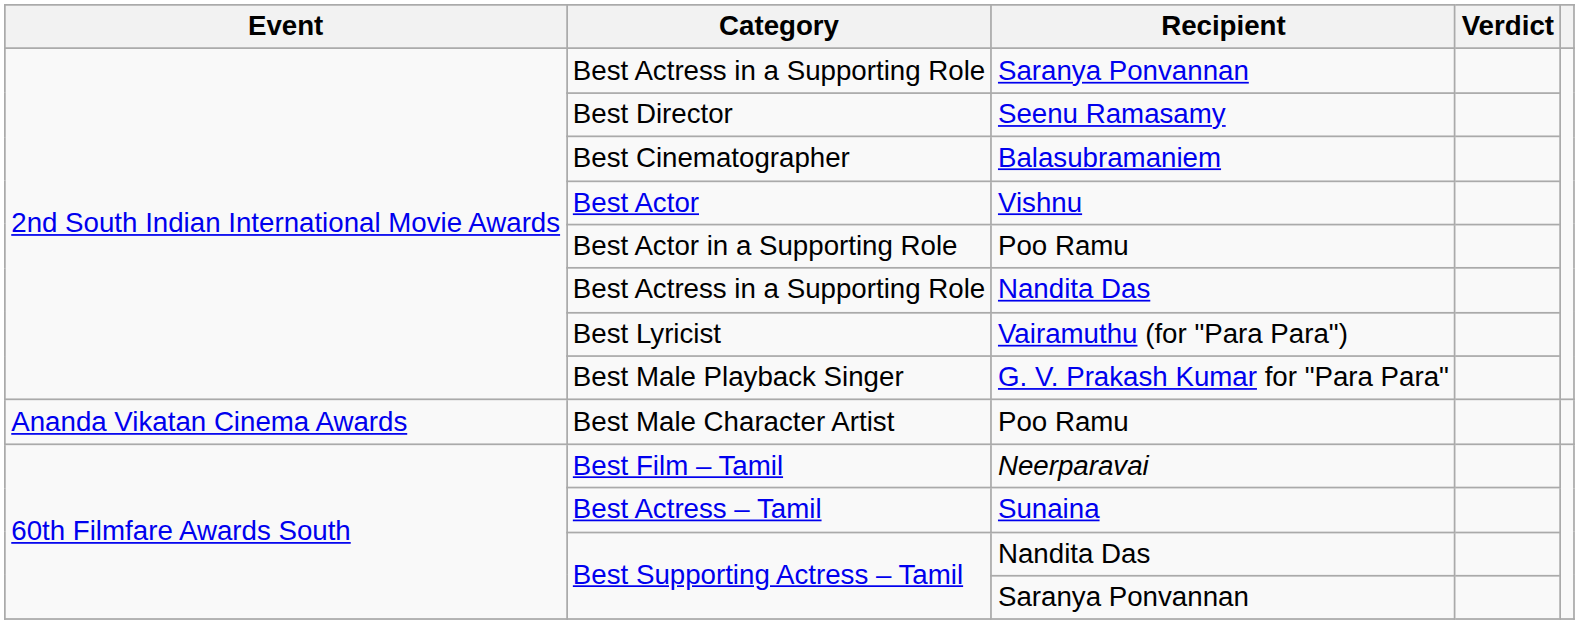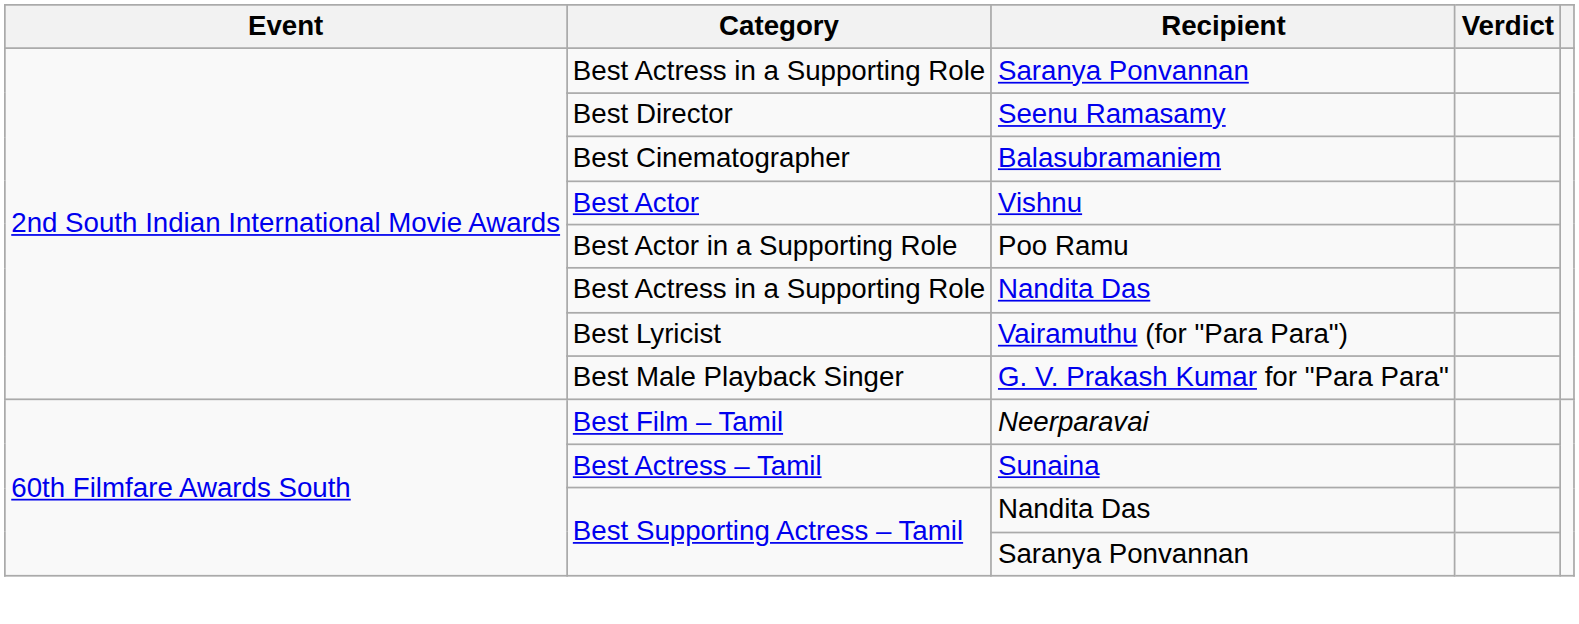- row: (734, 421)
